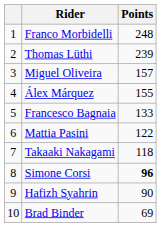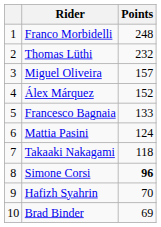(144, 54) 239 -> (144, 54) 232
(144, 93) 155 -> (144, 93) 152
(144, 133) 122 -> (144, 133) 124
(147, 192) 90 -> (147, 192) 70
